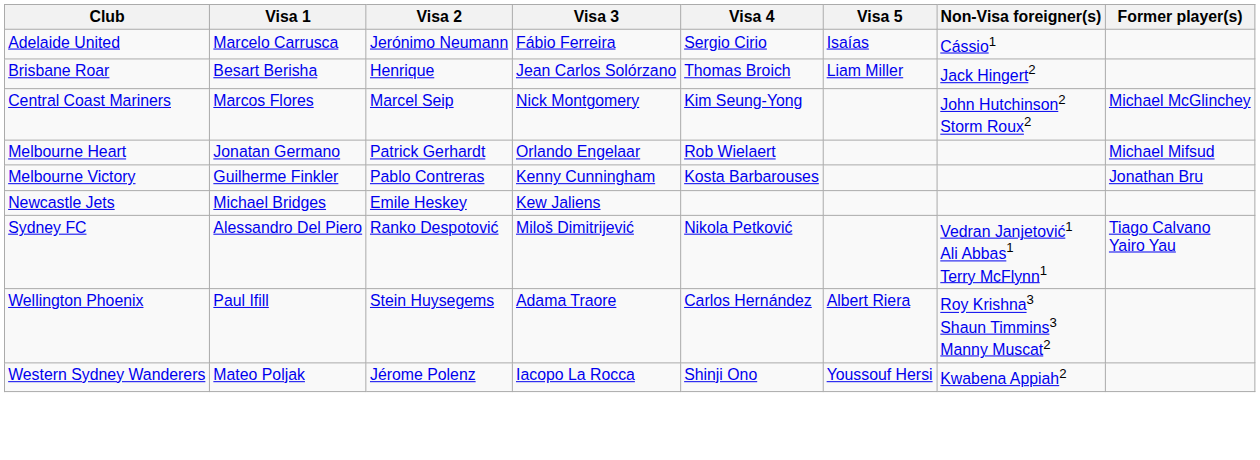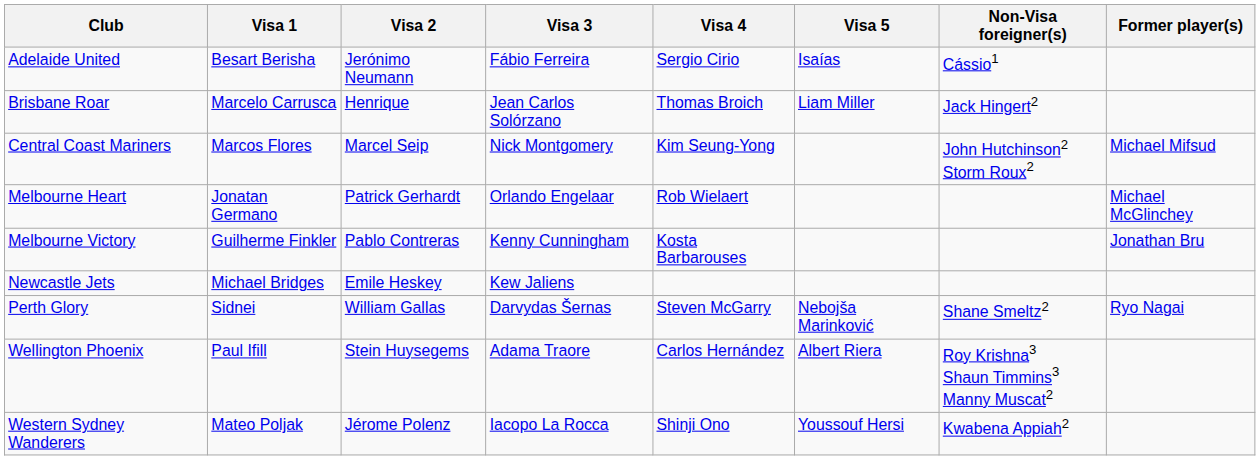(276, 42) Marcelo Carrusca -> (263, 60) Besart Berisha
(265, 71) Besart Berisha -> (274, 102) Marcelo Carrusca
(1180, 100) Michael McGlinchey -> (1163, 145) Michael Mifsud
(1162, 152) Michael Mifsud -> (1151, 206) Michael McGlinchey
+ row: (48, 308)
- row: (47, 227)
